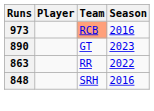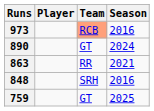(122, 47) 2023 -> (122, 47) 2024
(122, 64) 2022 -> (122, 64) 2021
+ row: (19, 98)
